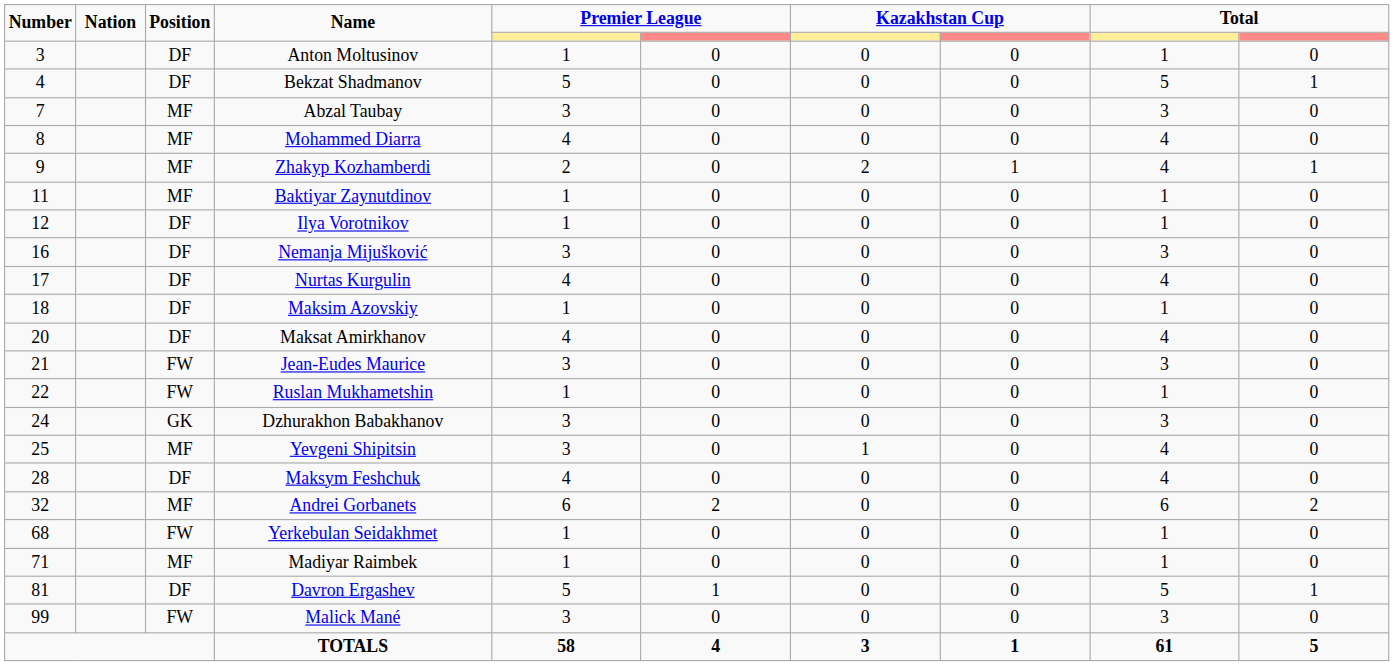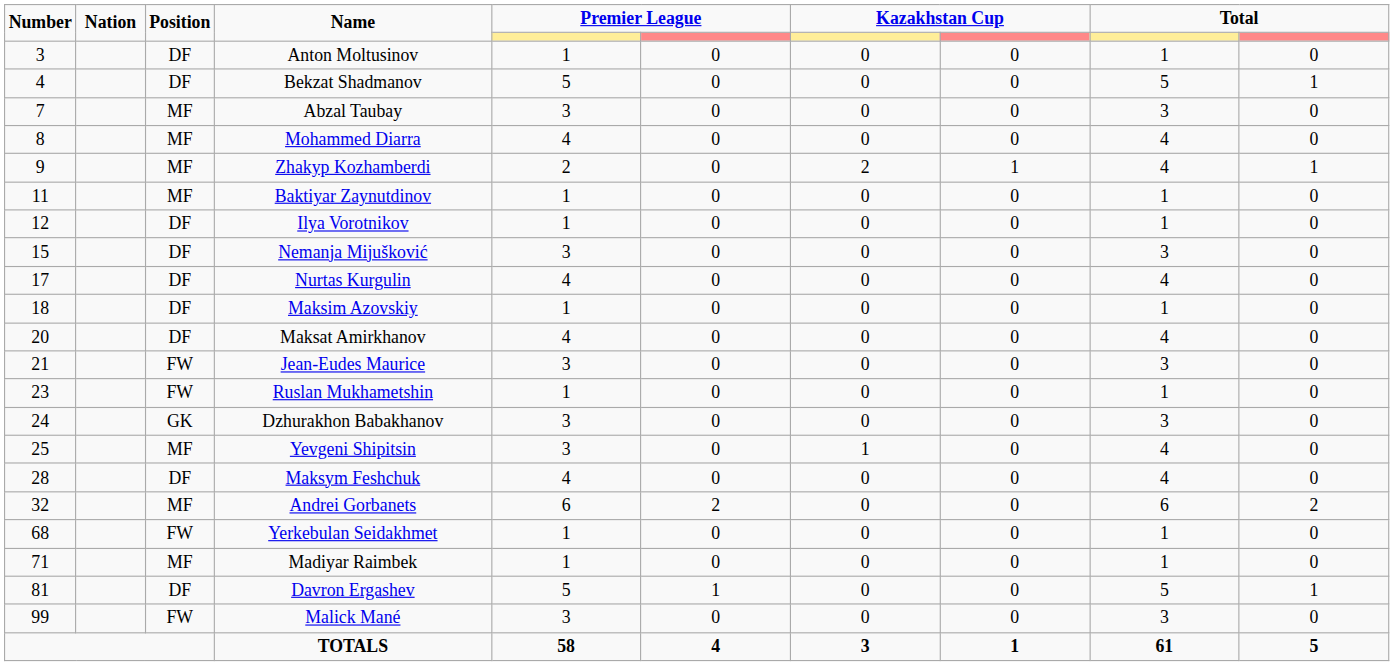(40, 252) 16 -> (40, 252) 15
(40, 392) 22 -> (40, 392) 23
